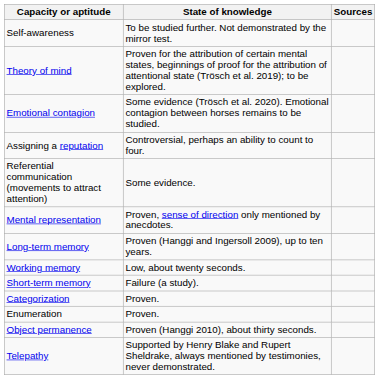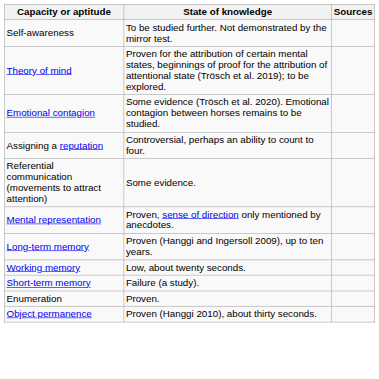- row: (38, 298)
- row: (27, 356)
